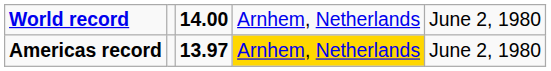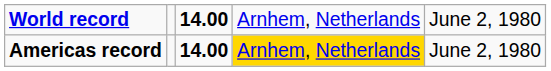(204, 50) 13.97 -> (204, 50) 14.00
